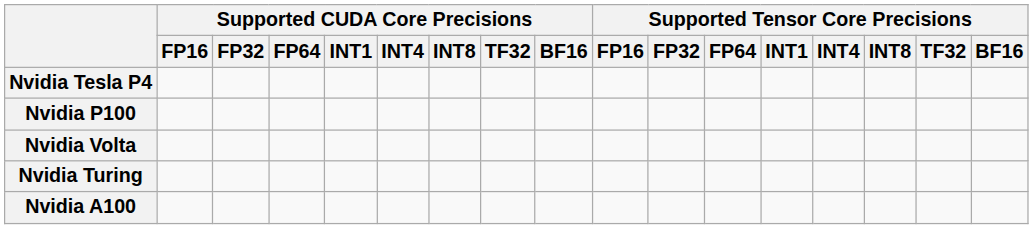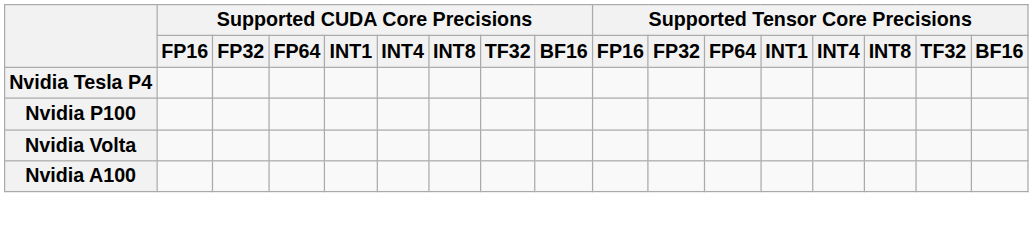- row: (81, 176)
